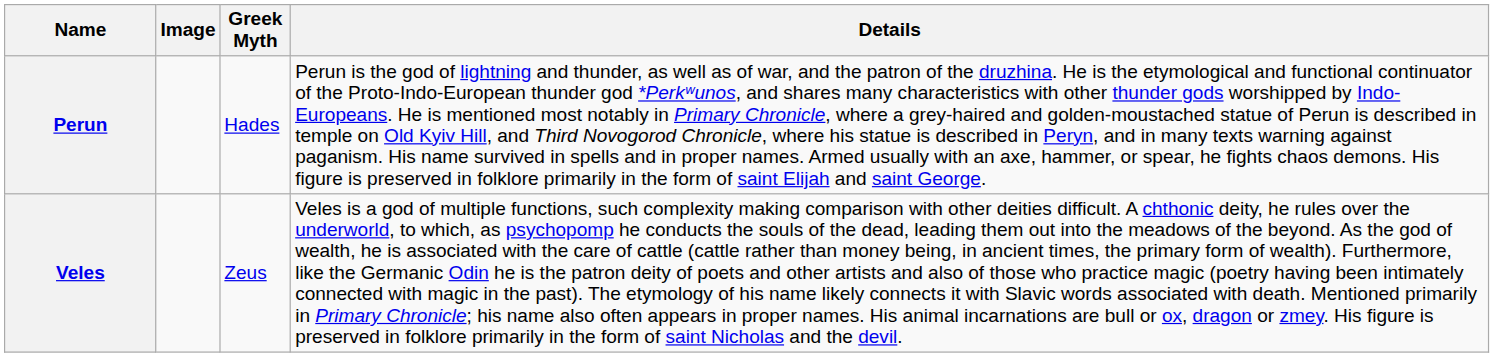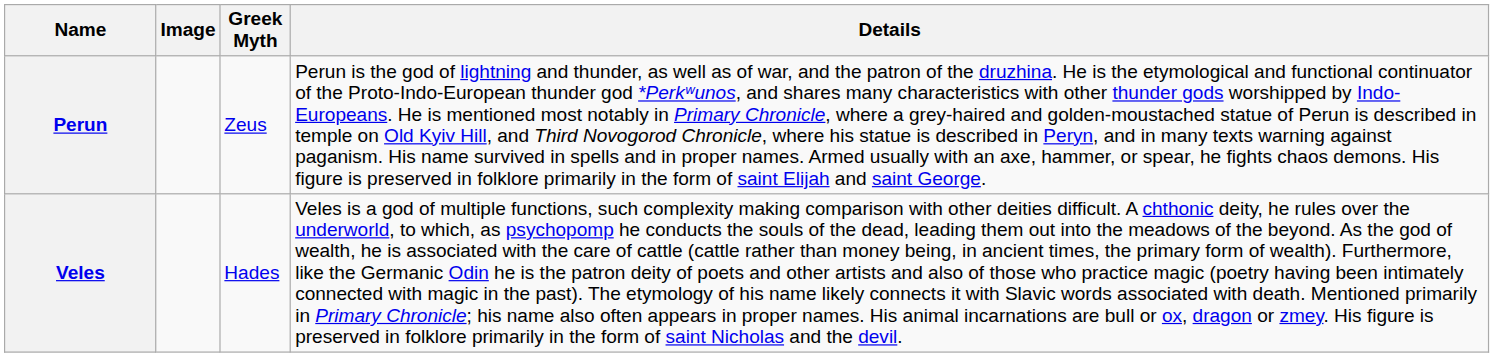(252, 124) Hades -> (246, 124) Zeus
(246, 272) Zeus -> (252, 272) Hades
